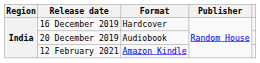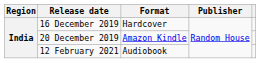(145, 38) Audiobook -> (155, 38) Amazon Kindle
(155, 51) Amazon Kindle -> (145, 51) Audiobook
